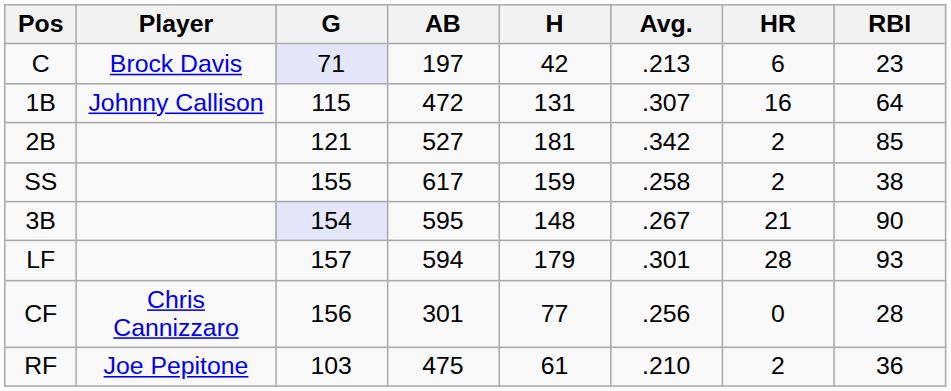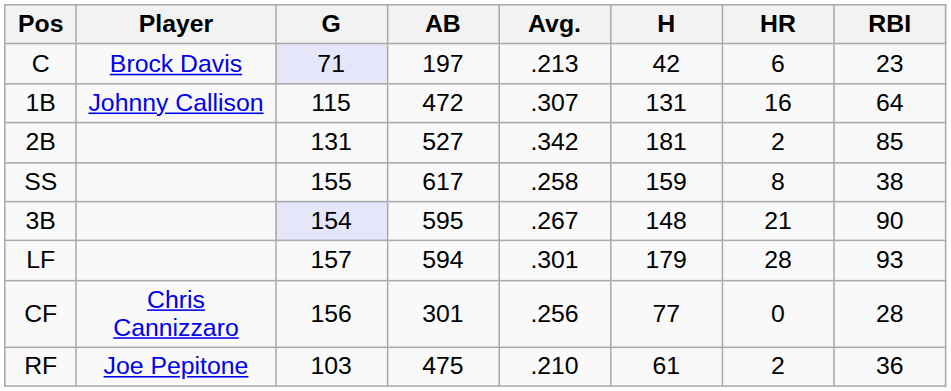columns swapped: (555, 24) <-> (666, 24)
(331, 142) 121 -> (331, 142) 131
(778, 181) 2 -> (778, 181) 8
